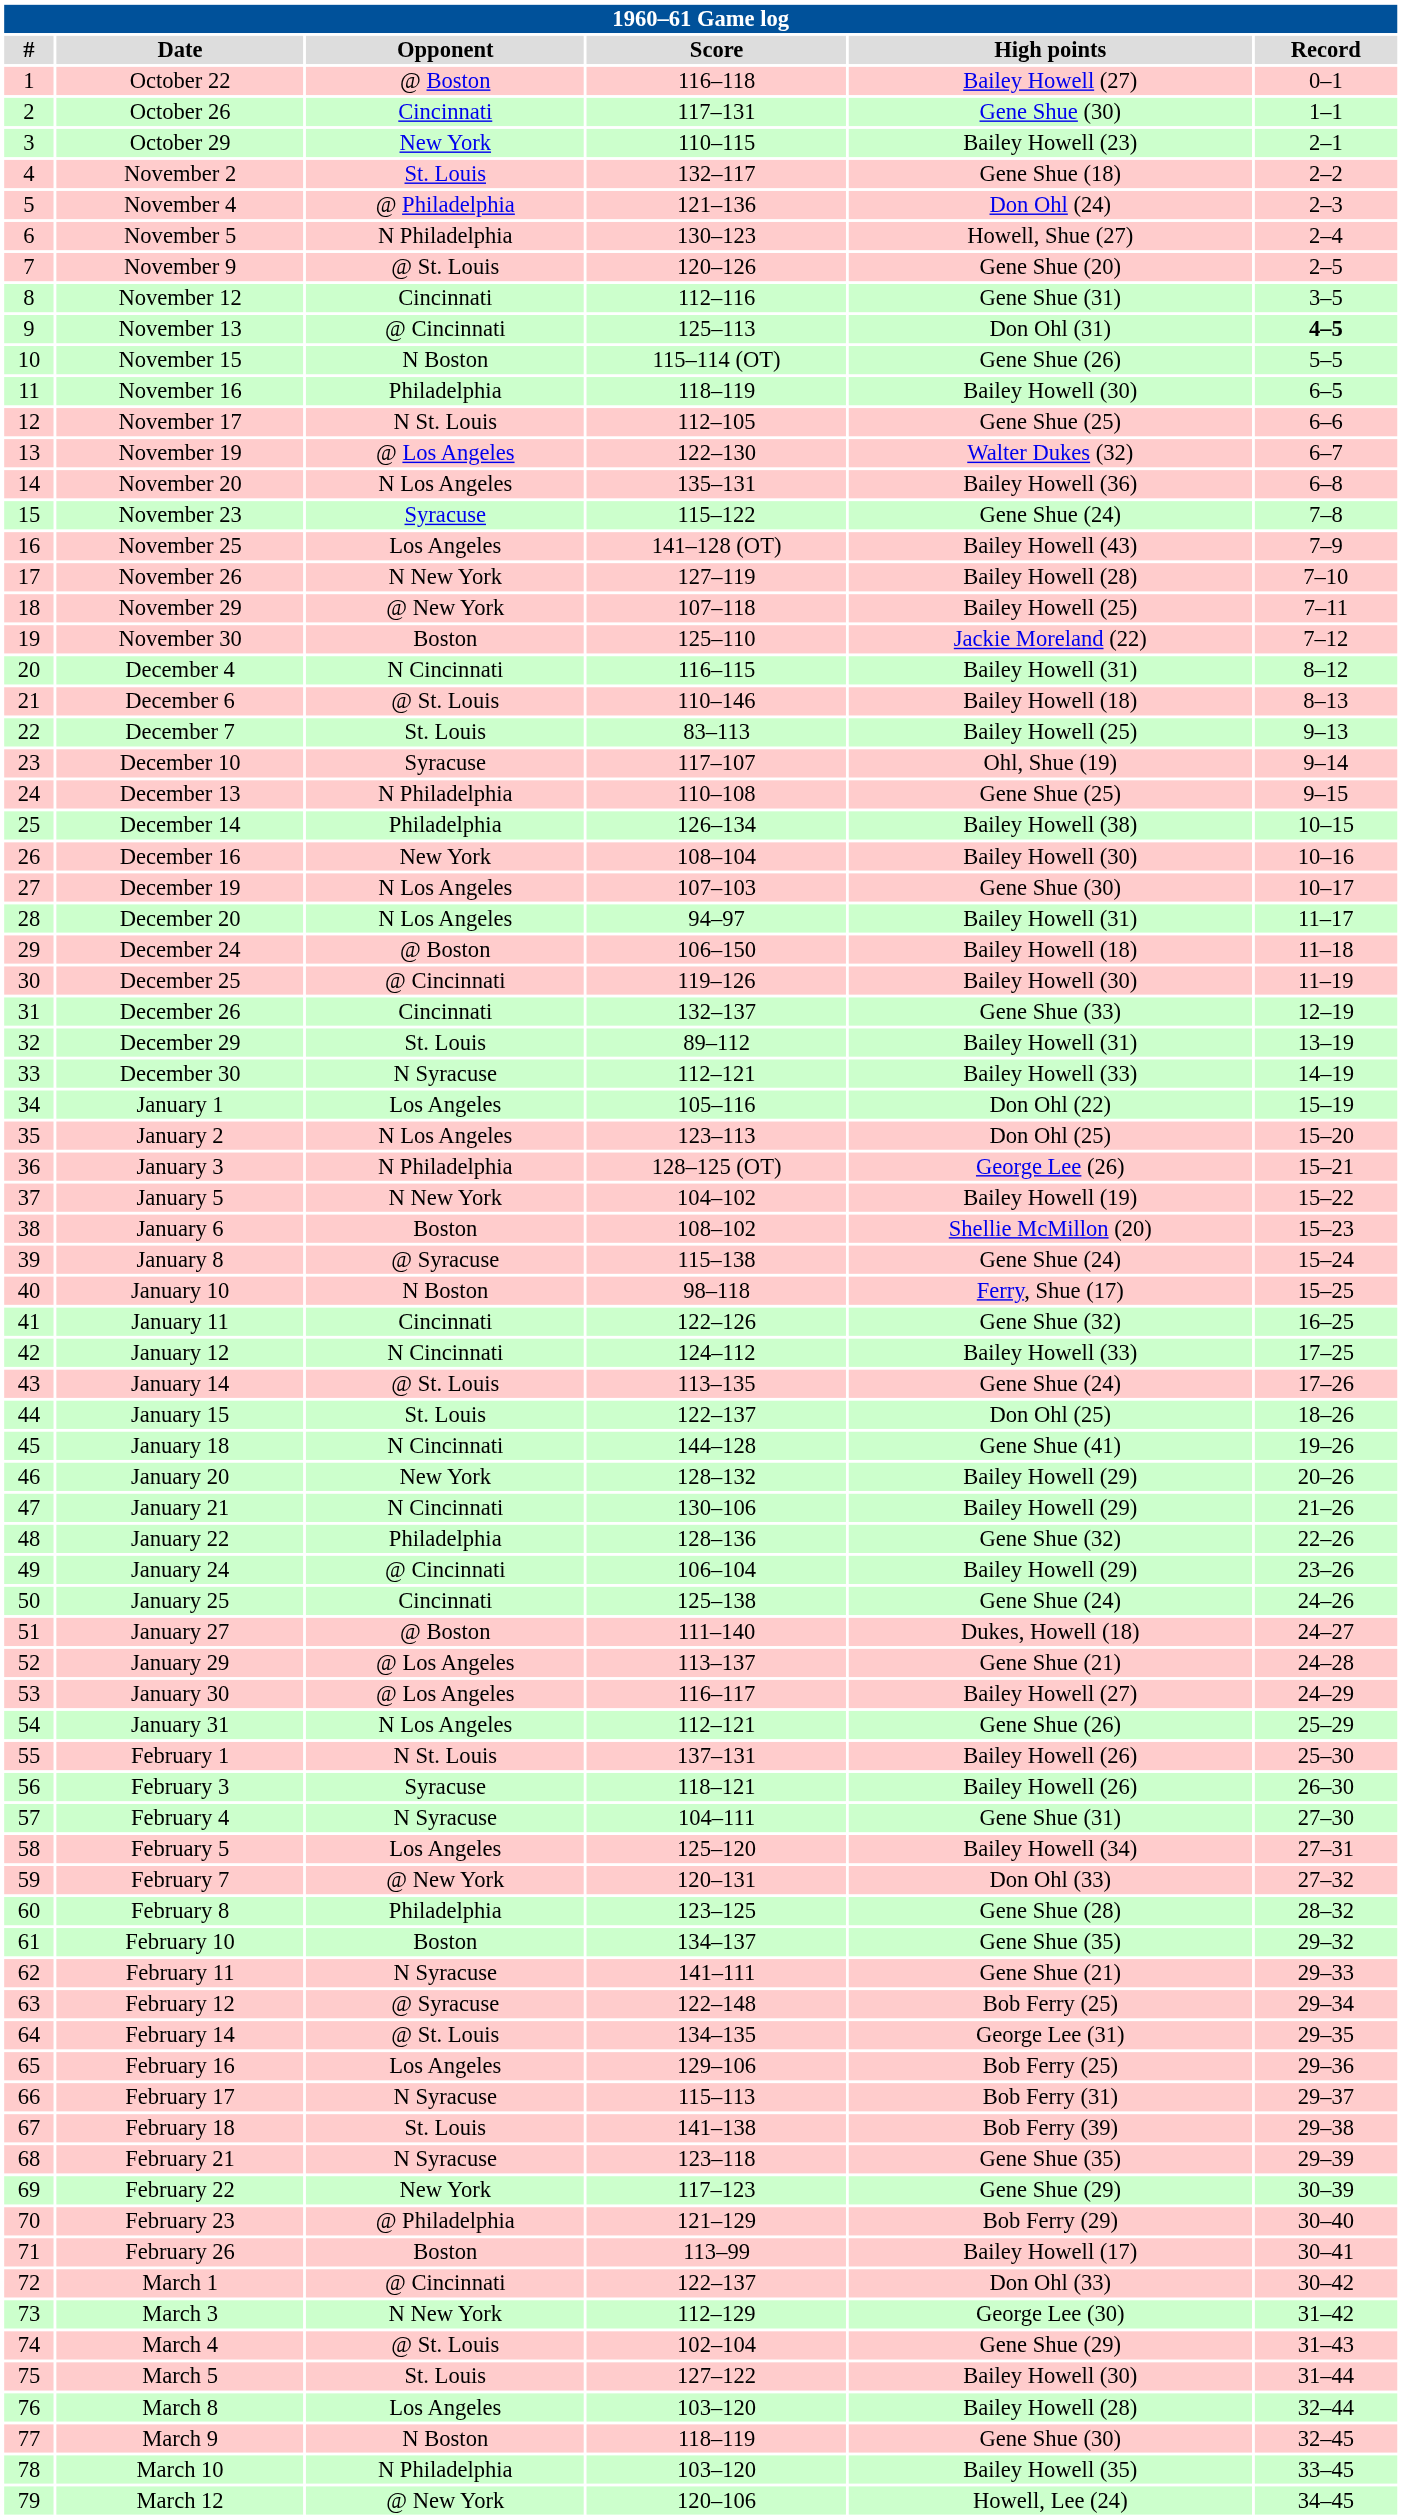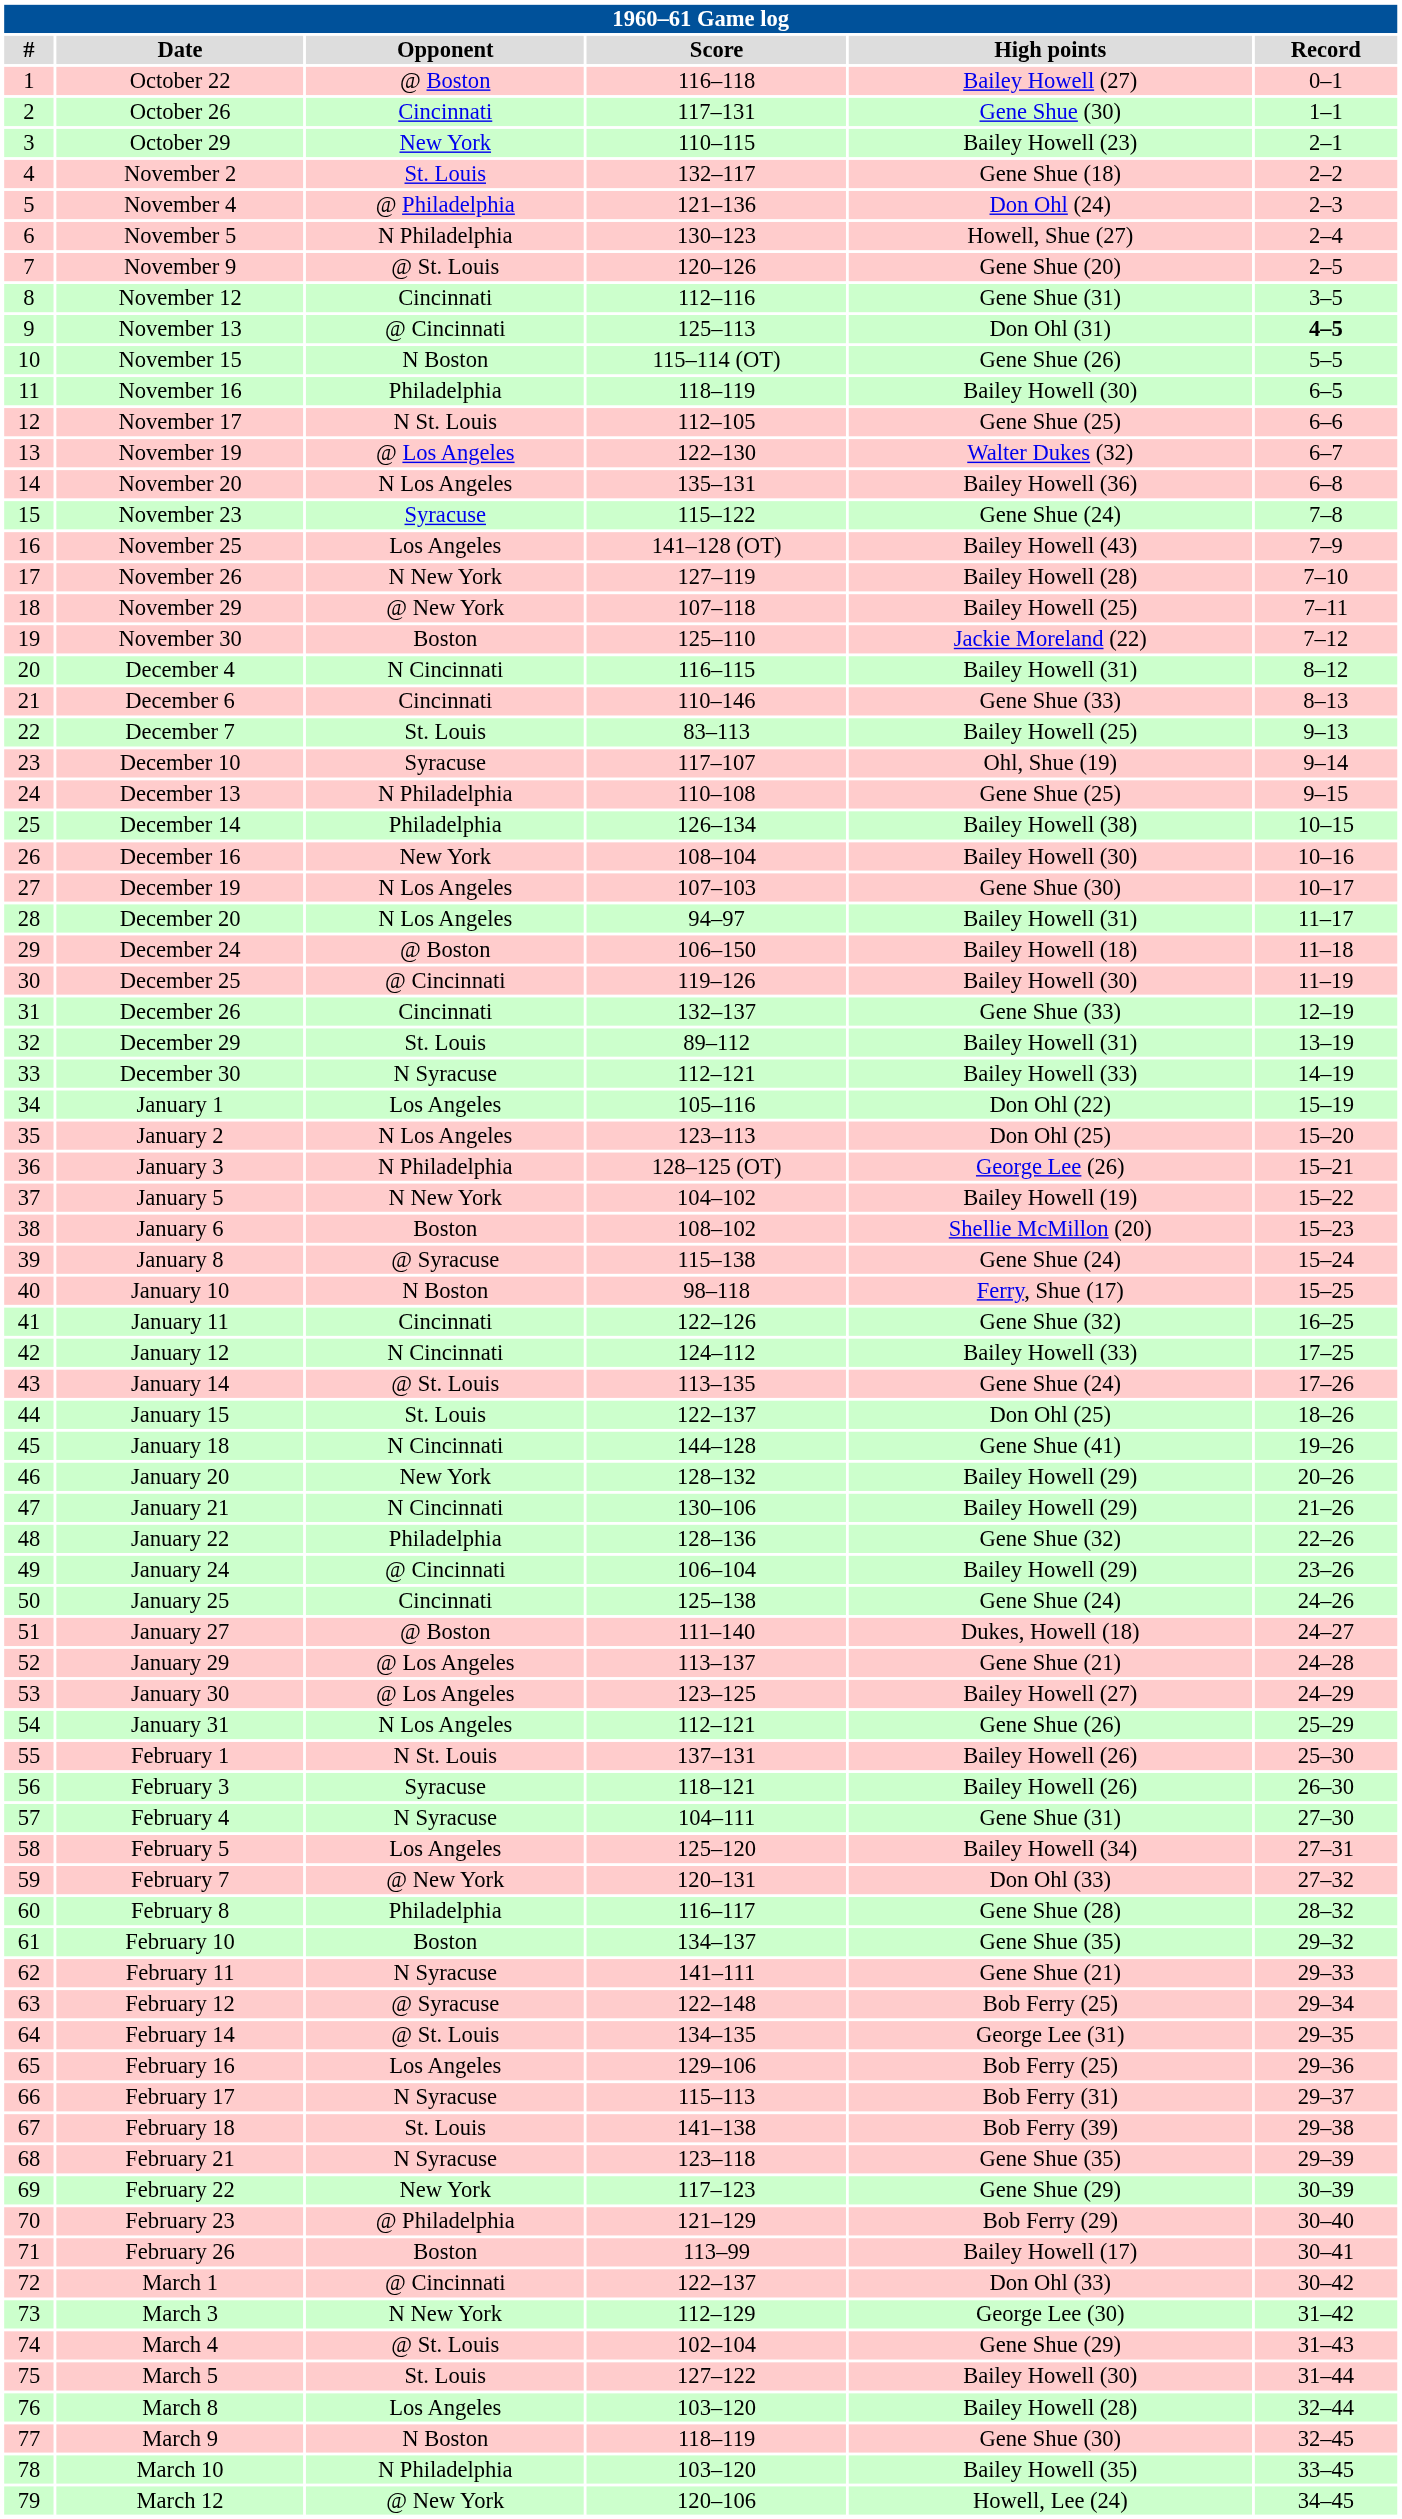(445, 701) @ St. Louis -> (445, 701) Cincinnati
(1050, 701) Bailey Howell (18) -> (1050, 701) Gene Shue (33)
(717, 1693) 116–117 -> (717, 1693) 123–125
(717, 1910) 123–125 -> (717, 1910) 116–117
